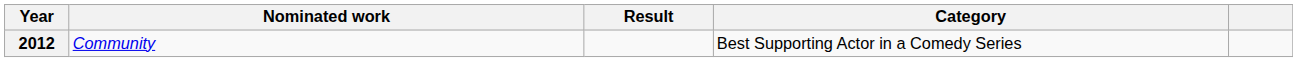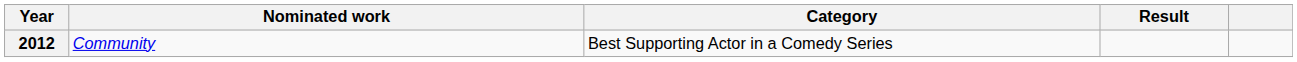columns swapped: (971, 17) <-> (649, 17)
